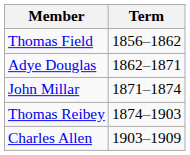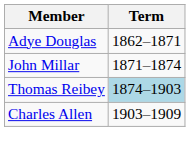- row: (50, 41)
(146, 114) no background -> (146, 89) lightblue background
